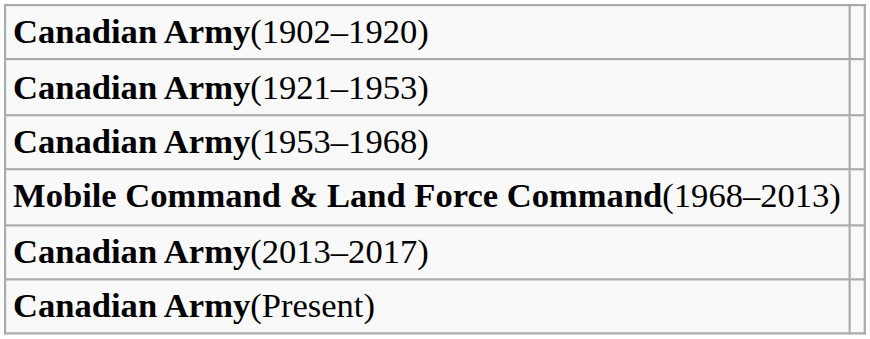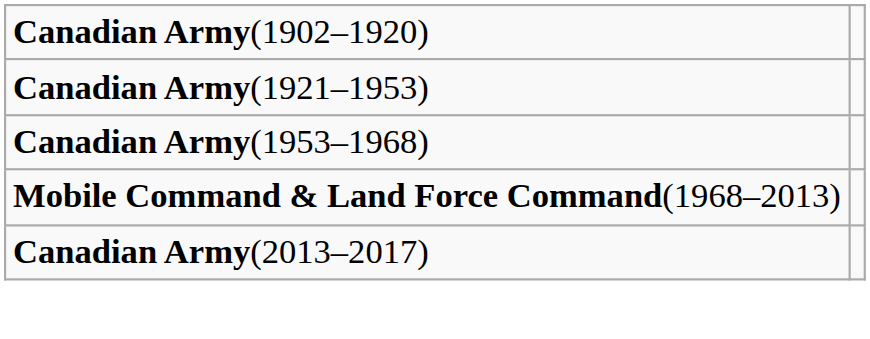- row: (194, 305)
